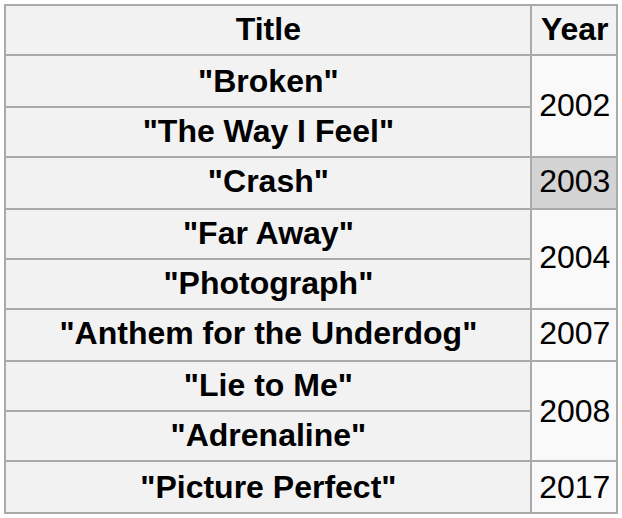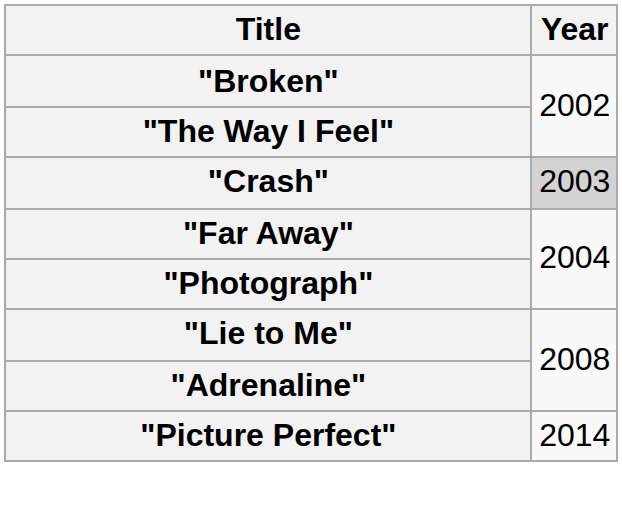- row: (268, 334)
(575, 486) 2017 -> (575, 435) 2014
